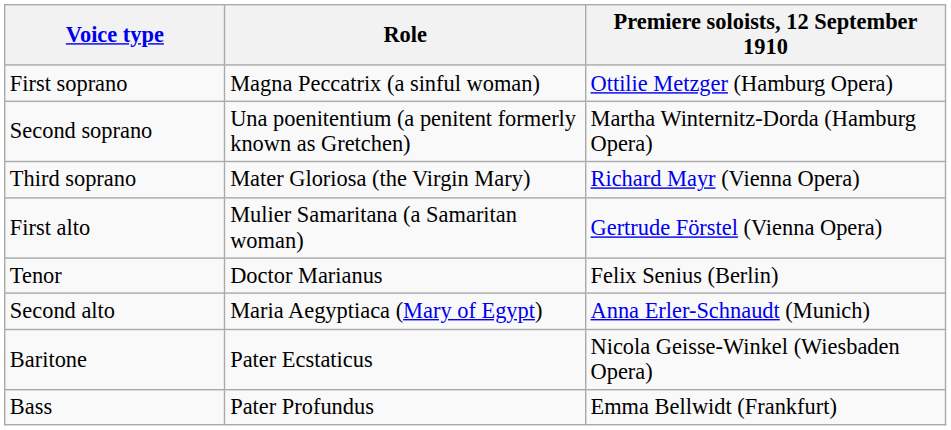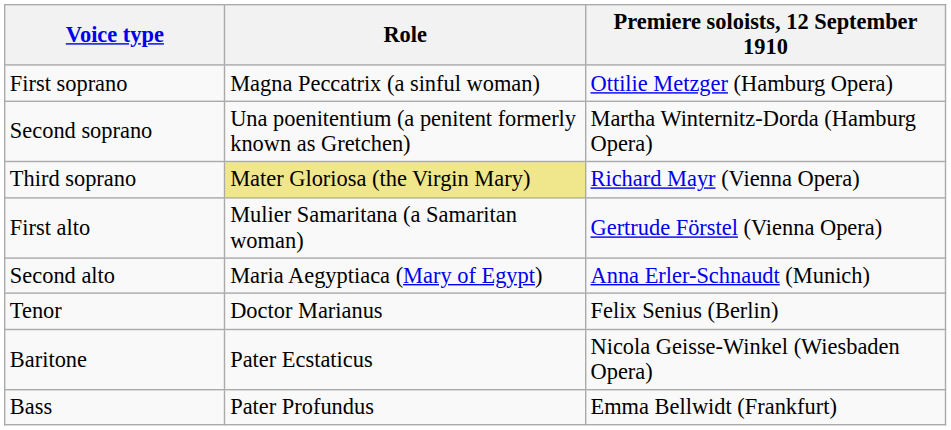(380, 179) no background -> (380, 179) khaki background
rows swapped: (62, 311) <-> (36, 275)
